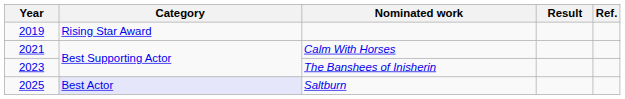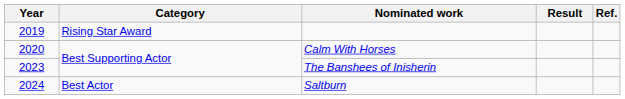(32, 49) 2021 -> (32, 49) 2020
(32, 85) 2025 -> (32, 85) 2024
(87, 85) lavender background -> (87, 85) no background
